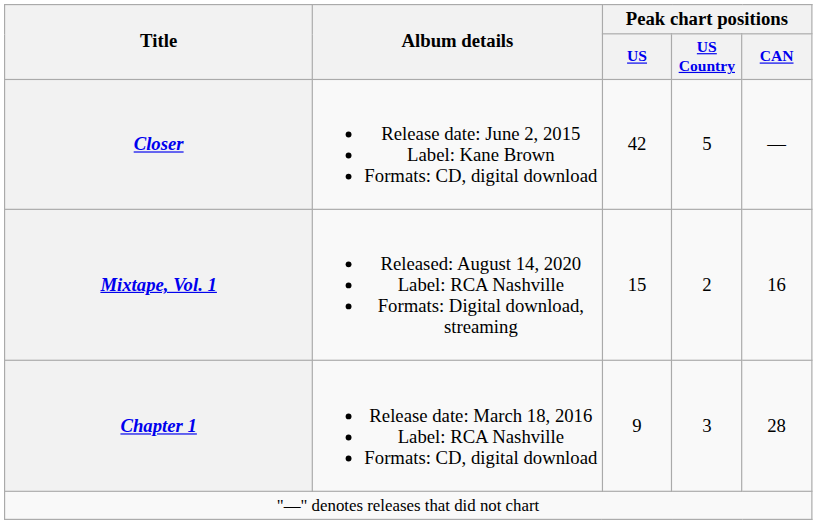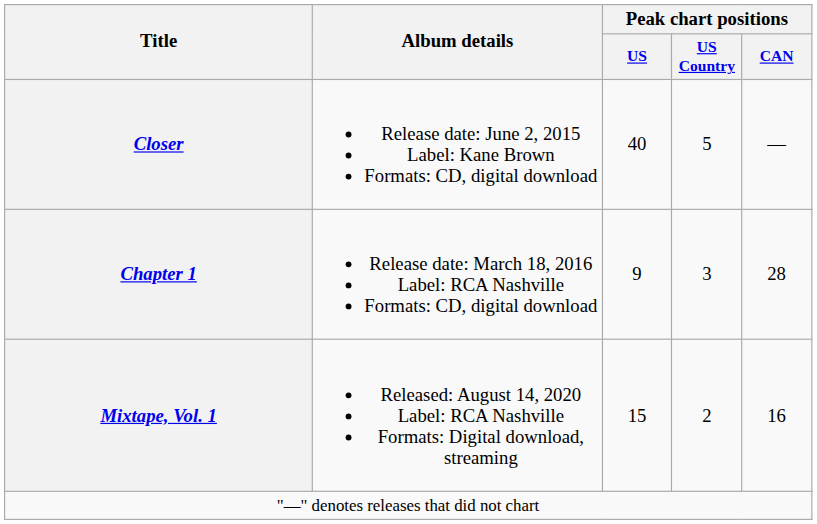(637, 144) 42 -> (637, 144) 40
rows swapped: (159, 425) <-> (159, 285)
